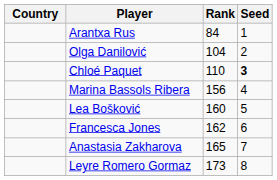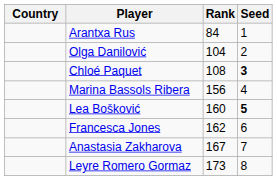(215, 71) 110 -> (216, 71) 108
(244, 109) normal -> (244, 109) bold
(216, 147) 165 -> (216, 147) 167
